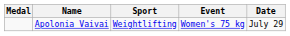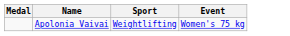- column: (266, 11)
